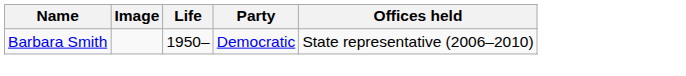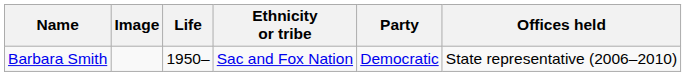+ column: (285, 25)
